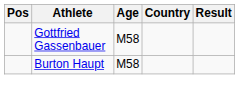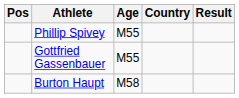+ row: (69, 32)
(128, 39) M58 -> (128, 58) M55
